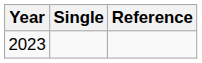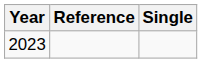columns swapped: (79, 17) <-> (152, 17)
